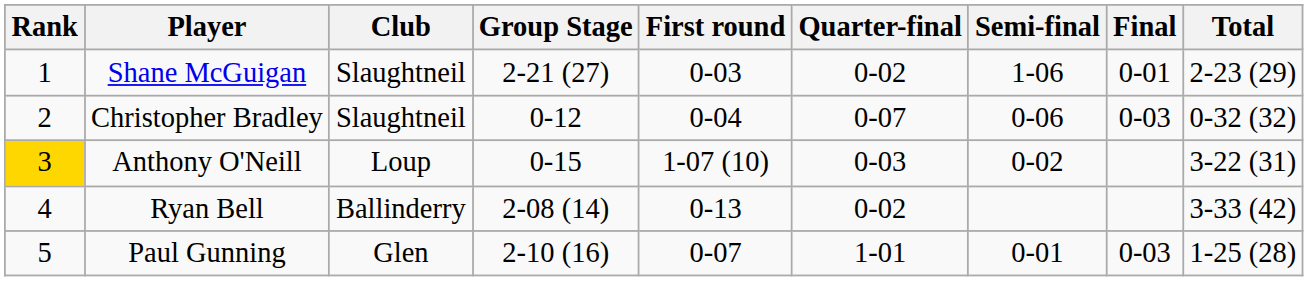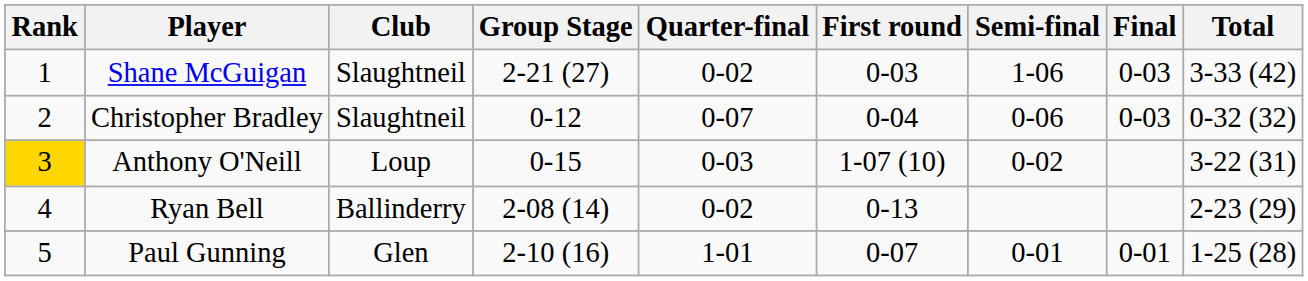columns swapped: (716, 27) <-> (880, 27)
(1145, 72) 0-01 -> (1145, 72) 0-03
(1243, 72) 2-23 (29) -> (1243, 72) 3-33 (42)
(1243, 207) 3-33 (42) -> (1243, 207) 2-23 (29)
(1145, 252) 0-03 -> (1145, 252) 0-01
